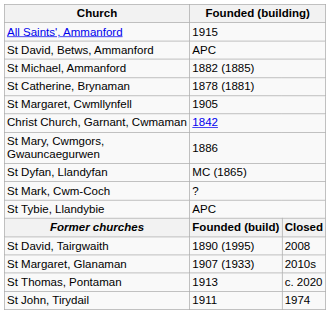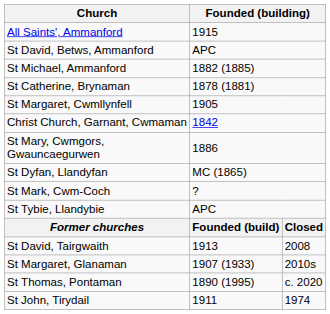(223, 245) 1890 (1995) -> (205, 245) 1913
(205, 282) 1913 -> (223, 282) 1890 (1995)
